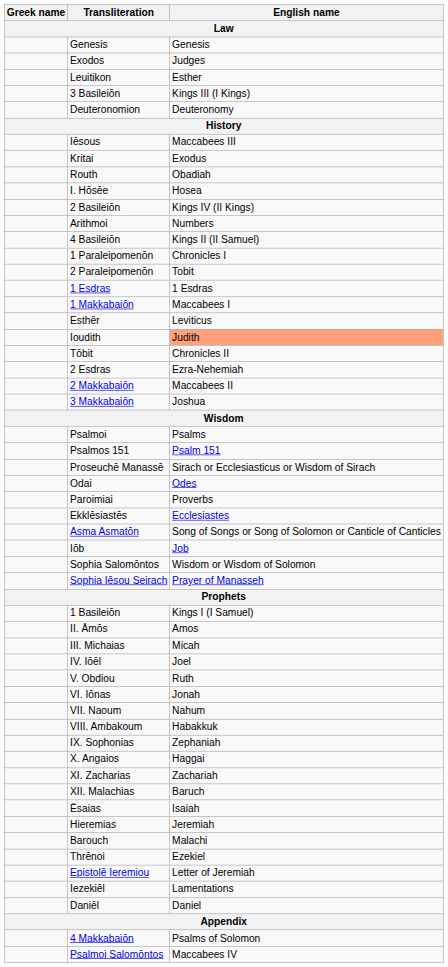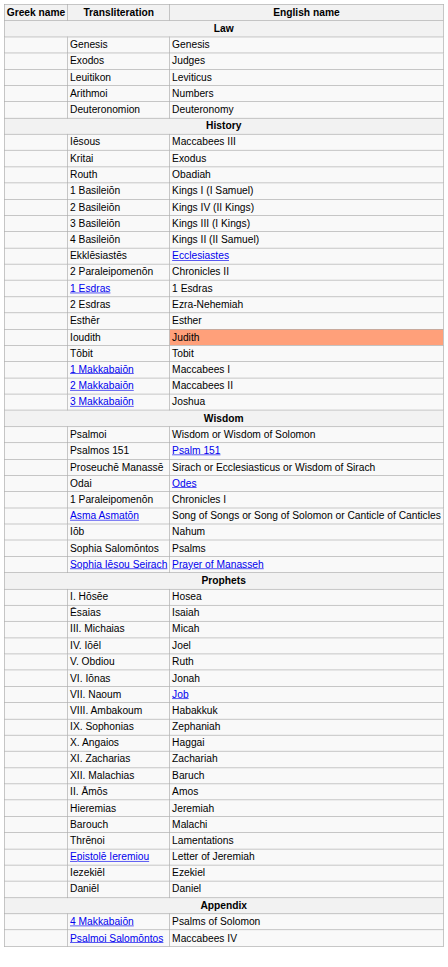(187, 77) Esther -> (192, 77) Leviticus
rows swapped: (89, 223) <-> (95, 93)
rows swapped: (95, 613) <-> (89, 191)
rows swapped: (112, 256) <-> (98, 516)
(183, 272) Tobit -> (201, 272) Chronicles II
rows swapped: (90, 369) <-> (102, 304)
(192, 321) Leviticus -> (187, 321) Esther
(201, 353) Chronicles II -> (183, 353) Tobit
(189, 434) Psalms -> (244, 434) Wisdom or Wisdom of Solomon
- row: (91, 499)
(180, 548) Job -> (189, 532) Nahum
(244, 564) Wisdom or Wisdom of Solomon -> (189, 548) Psalms
rows swapped: (89, 629) <-> (85, 808)
(189, 710) Nahum -> (180, 694) Job
(189, 857) Ezekiel -> (203, 840) Lamentations
(203, 889) Lamentations -> (189, 873) Ezekiel
